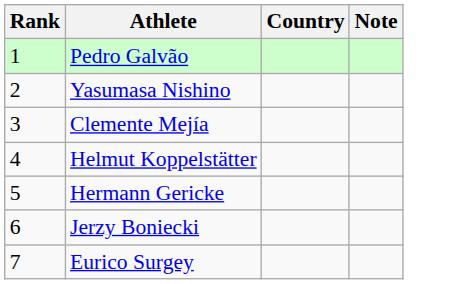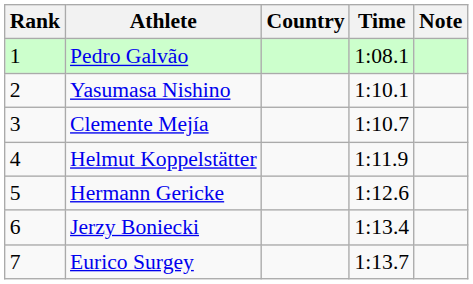+ column: (382, 21)
